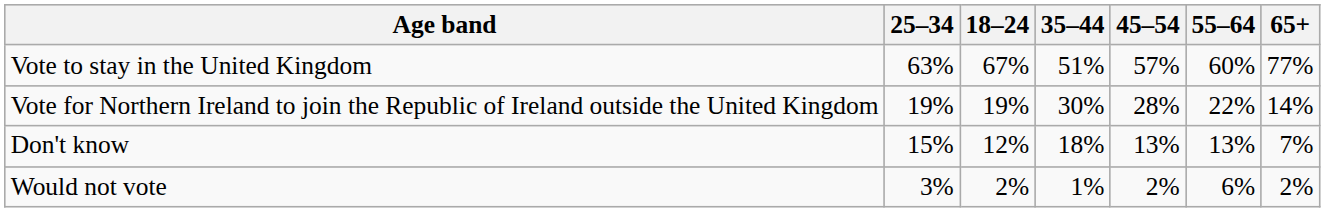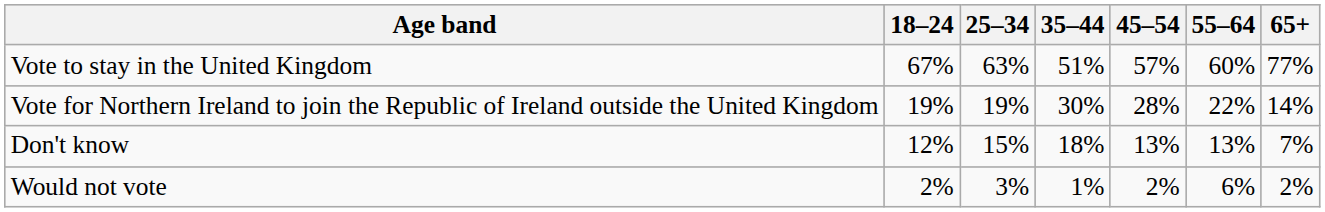columns swapped: (997, 24) <-> (922, 24)
